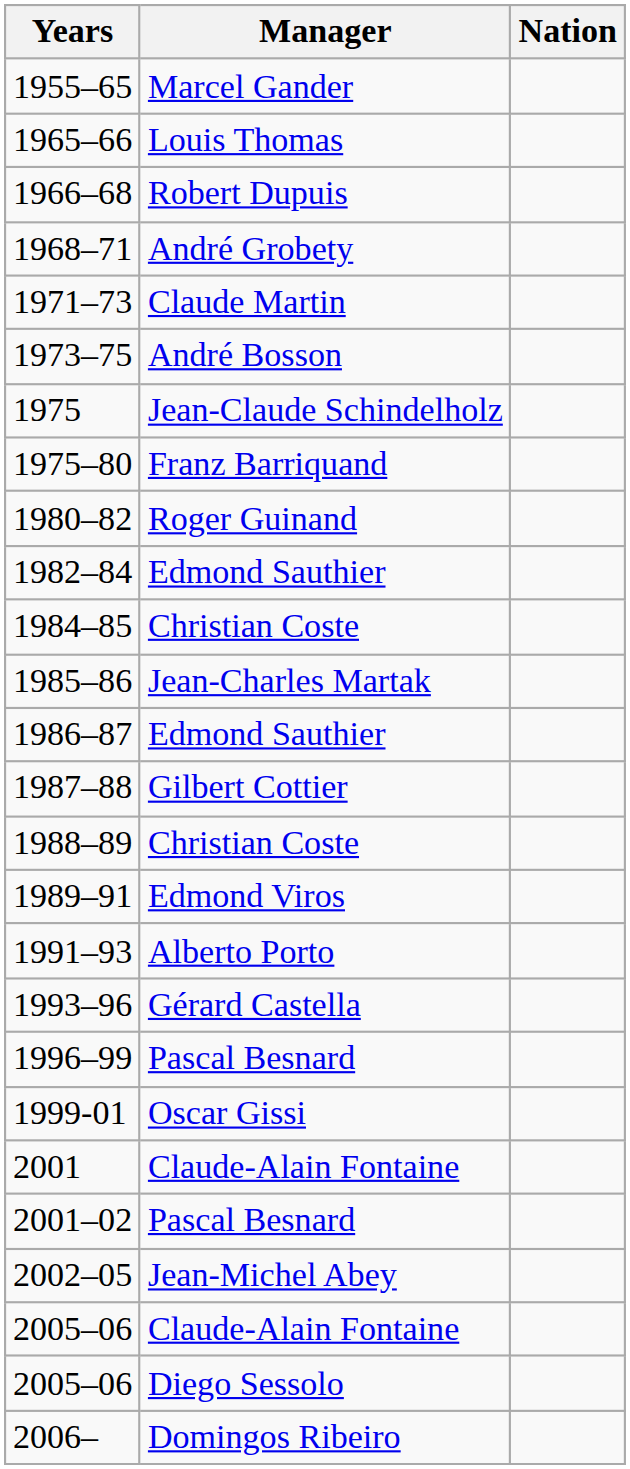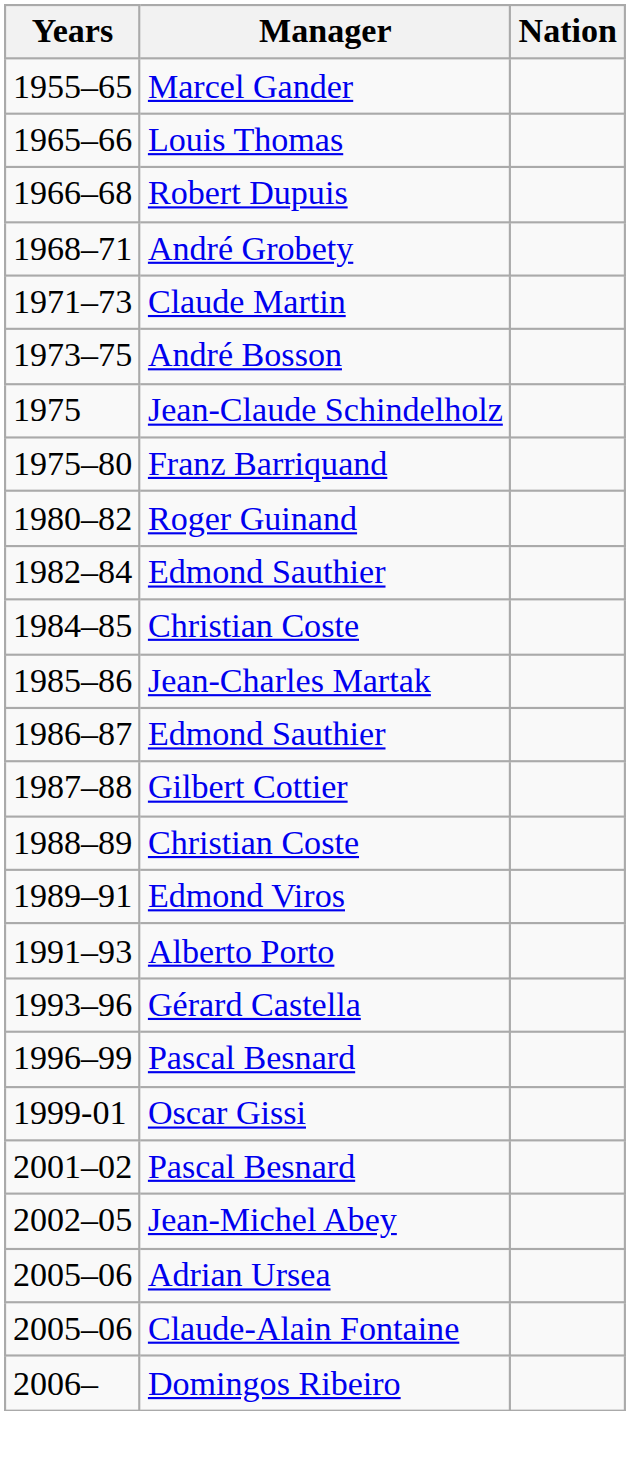- row: (47, 1166)
+ row: (73, 1274)
- row: (73, 1382)
